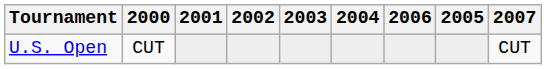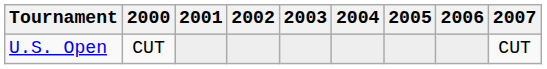columns swapped: (462, 20) <-> (410, 20)
